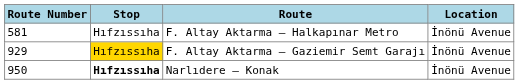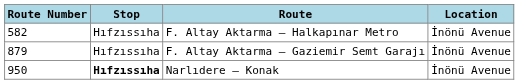(17, 32) 581 -> (17, 32) 582
(17, 51) 929 -> (17, 51) 879
(126, 51) gold background -> (126, 51) no background
